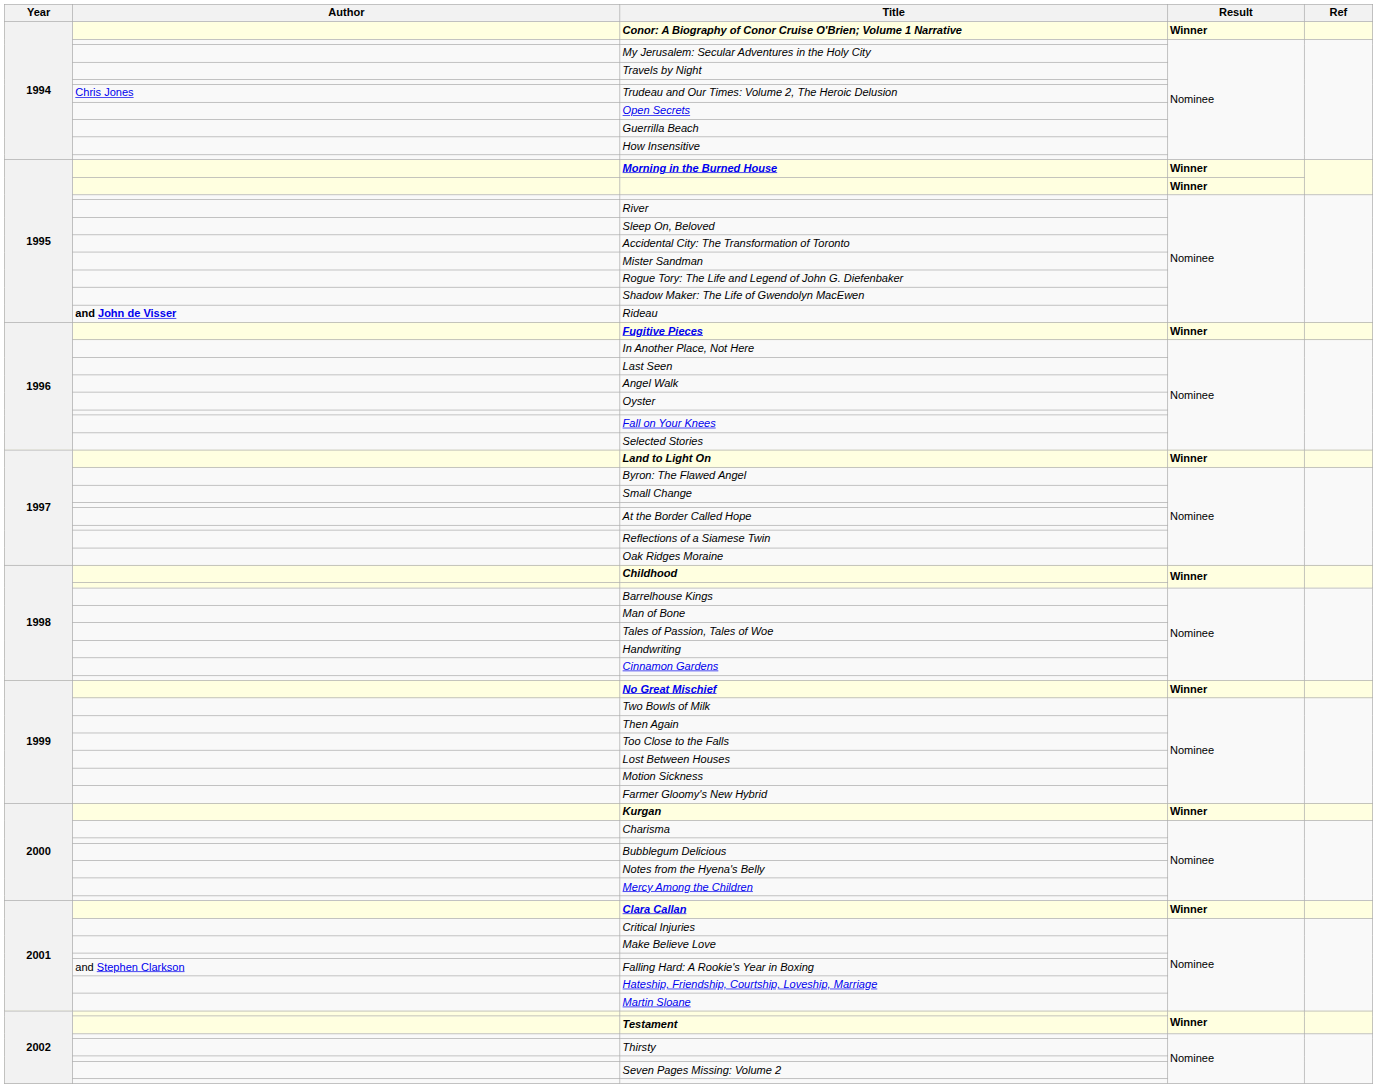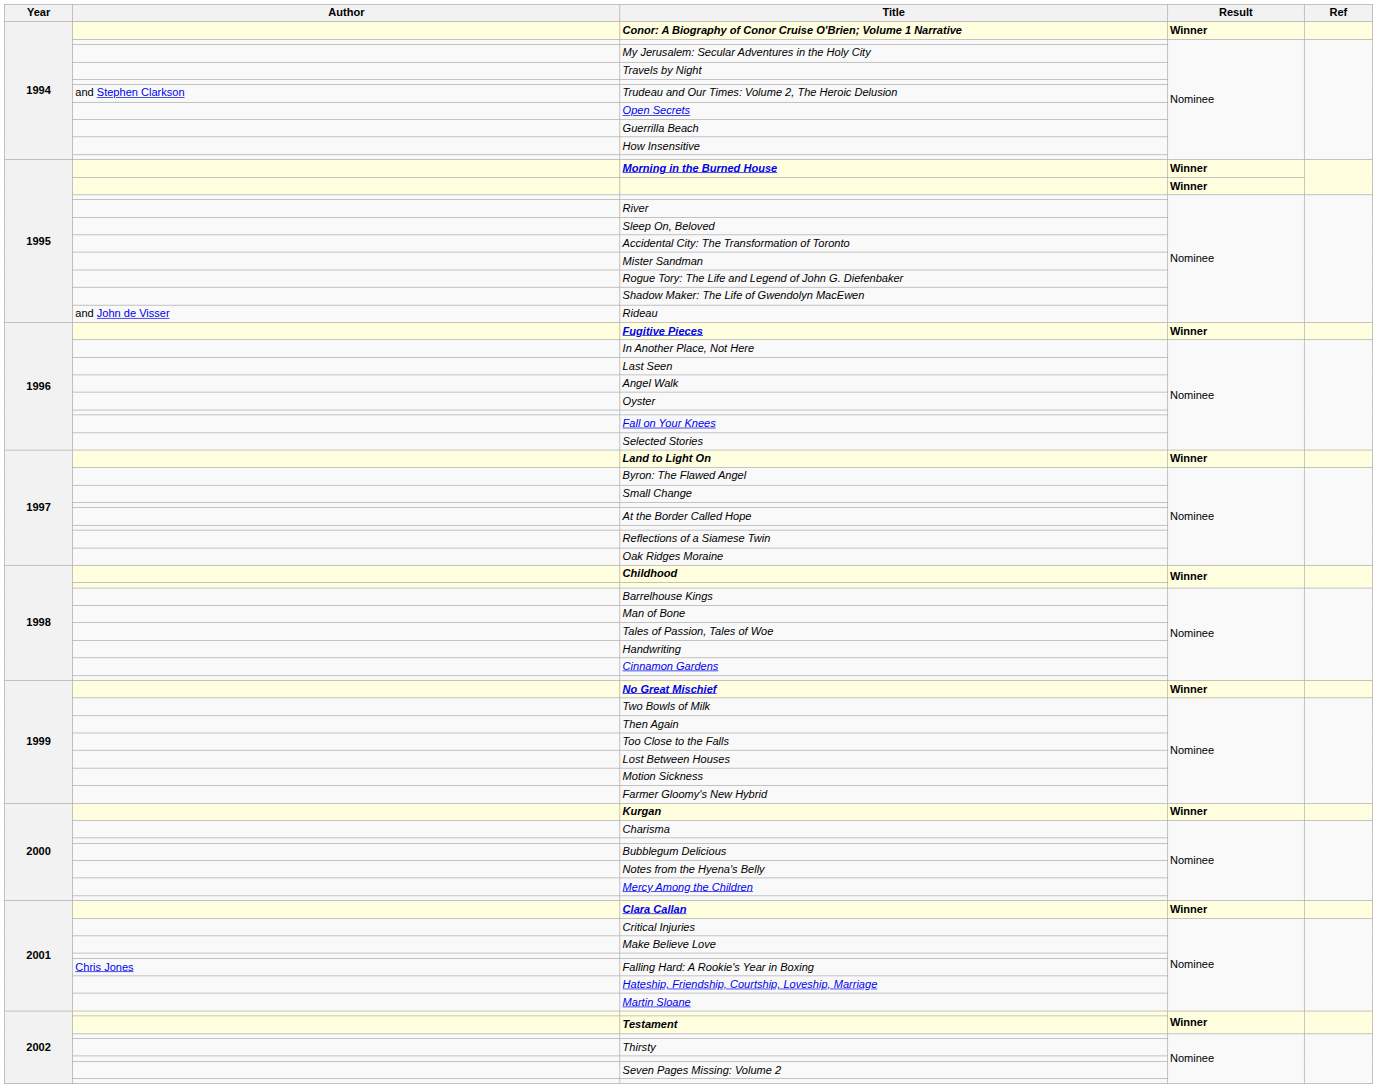(104, 93) Chris Jones -> (130, 93) and Stephen Clarkson
(126, 313) bold -> (122, 313) normal
(130, 967) and Stephen Clarkson -> (104, 967) Chris Jones
